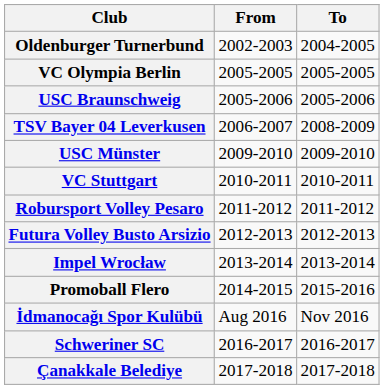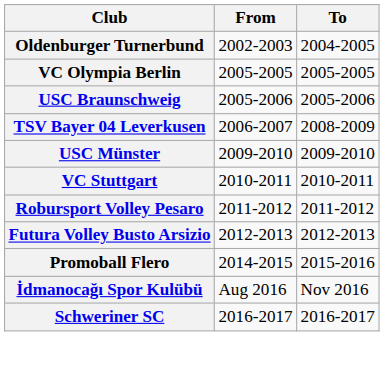- row: (110, 262)
- row: (110, 371)
